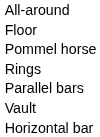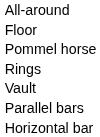rows swapped: (20, 108) <-> (44, 89)
